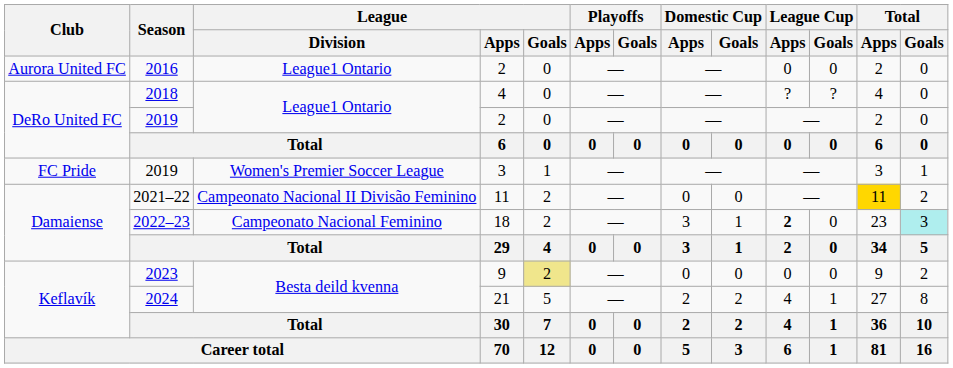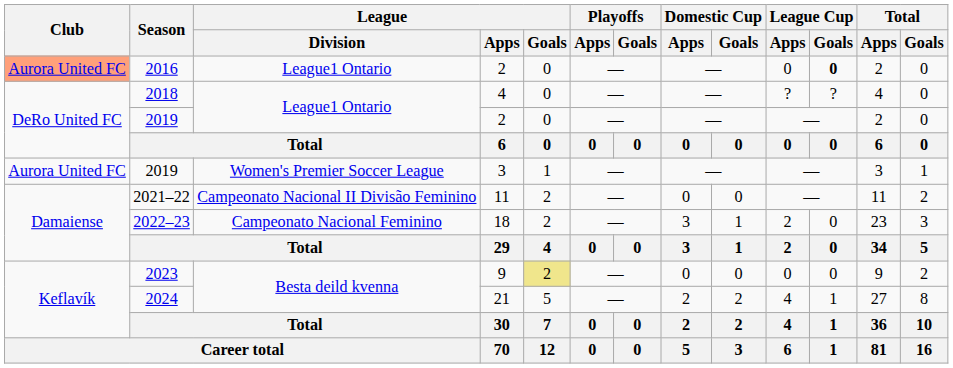(67, 68) no background -> (67, 68) lightsalmon background
(833, 68) normal -> (833, 68) bold
(67, 171) FC Pride -> (67, 171) Aurora United FC
(879, 196) gold background -> (879, 196) no background
(788, 222) bold -> (788, 222) normal
(924, 222) paleturquoise background -> (924, 222) no background
